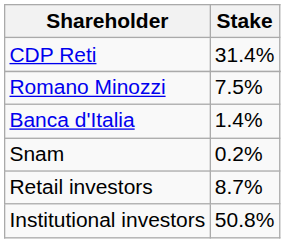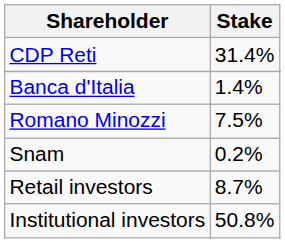rows swapped: (88, 87) <-> (72, 120)
